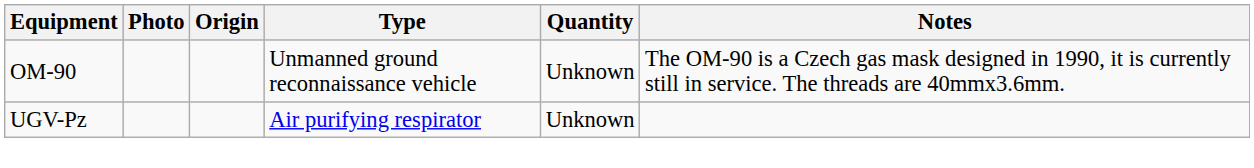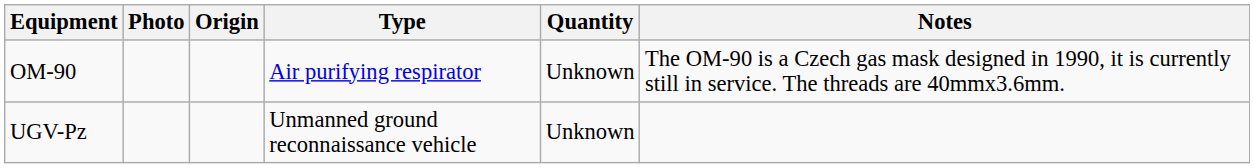(373, 70) Unmanned ground reconnaissance vehicle -> (375, 70) Air purifying respirator
(375, 119) Air purifying respirator -> (373, 132) Unmanned ground reconnaissance vehicle
